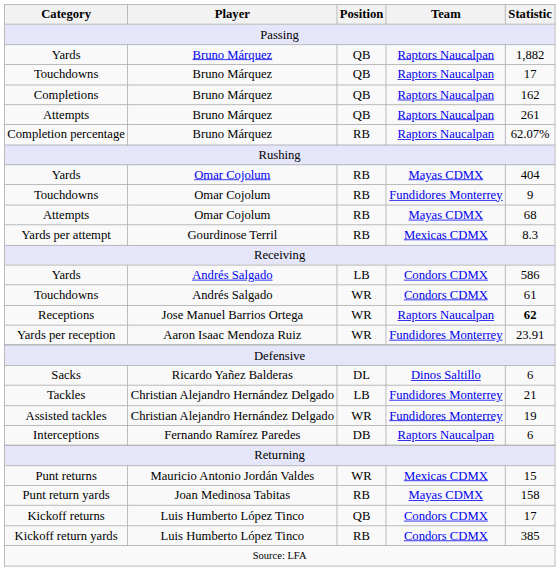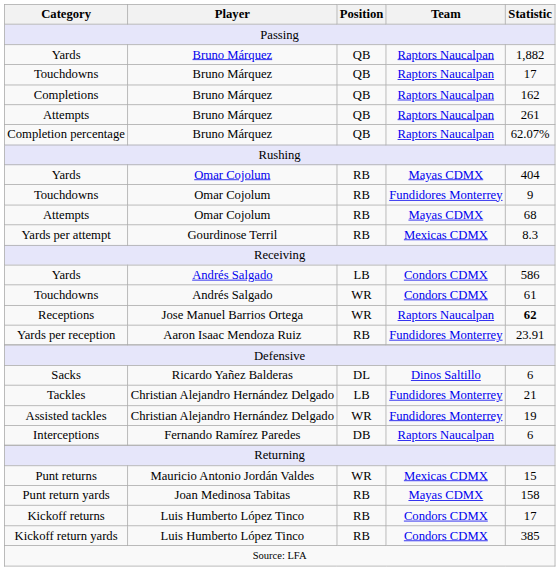(362, 134) RB -> (362, 134) QB
(362, 335) WR -> (362, 335) RB
(362, 515) QB -> (362, 515) RB
